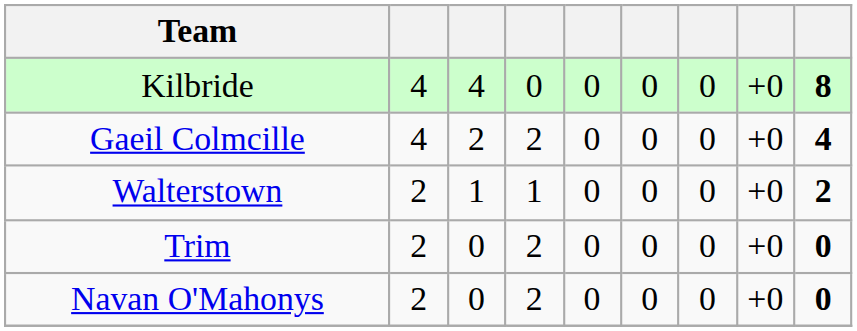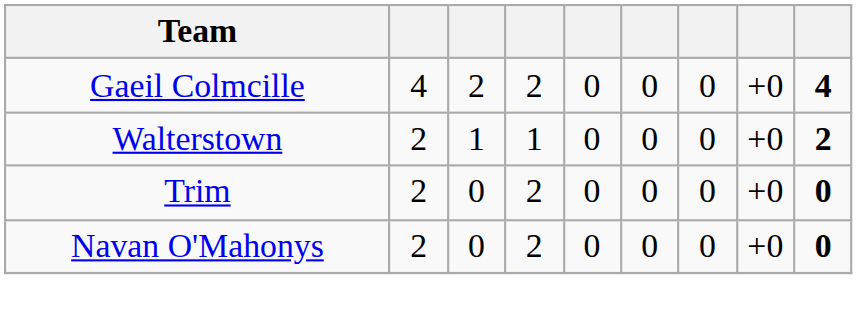- row: (197, 84)
